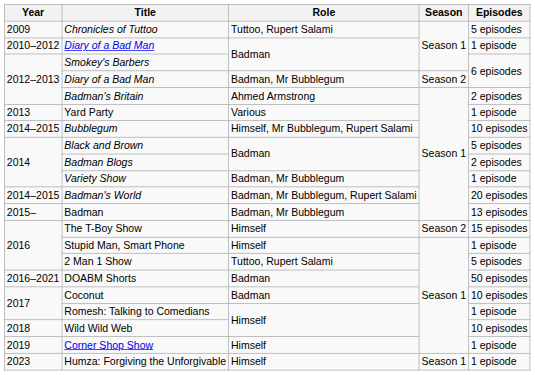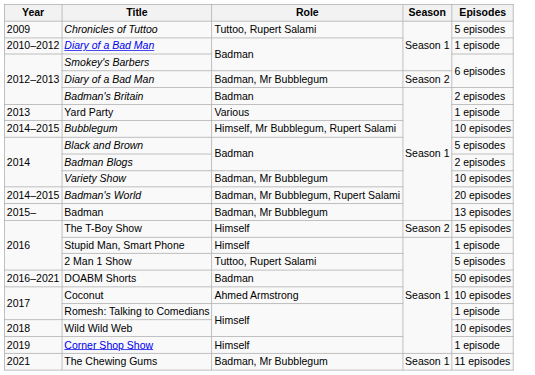(273, 96) Ahmed Armstrong -> (234, 96) Badman
(494, 179) 1 episode -> (483, 179) 10 episodes
(251, 295) Badman -> (257, 295) Ahmed Armstrong
+ row: (19, 362)
- row: (19, 362)
